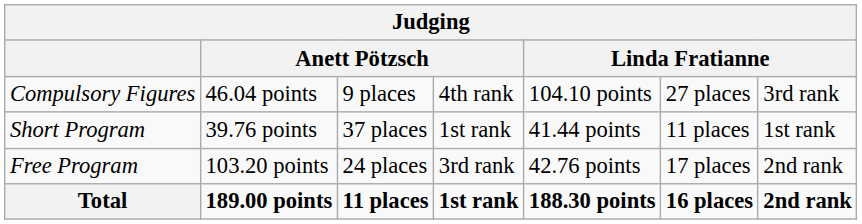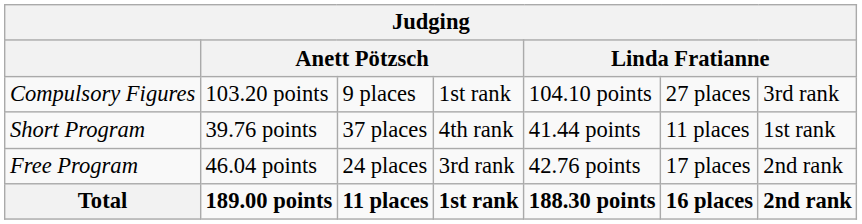(261, 93) 46.04 points -> (267, 93) 103.20 points
(476, 93) 4th rank -> (475, 93) 1st rank
(475, 129) 1st rank -> (476, 129) 4th rank
(267, 165) 103.20 points -> (261, 165) 46.04 points
